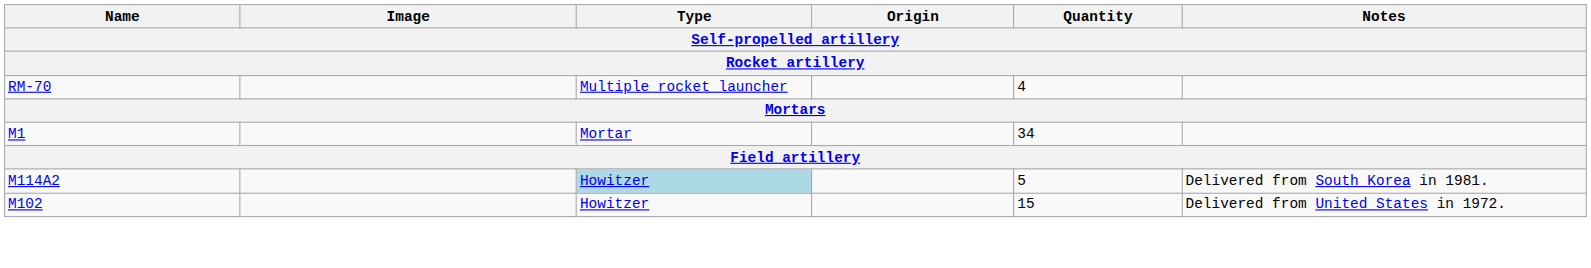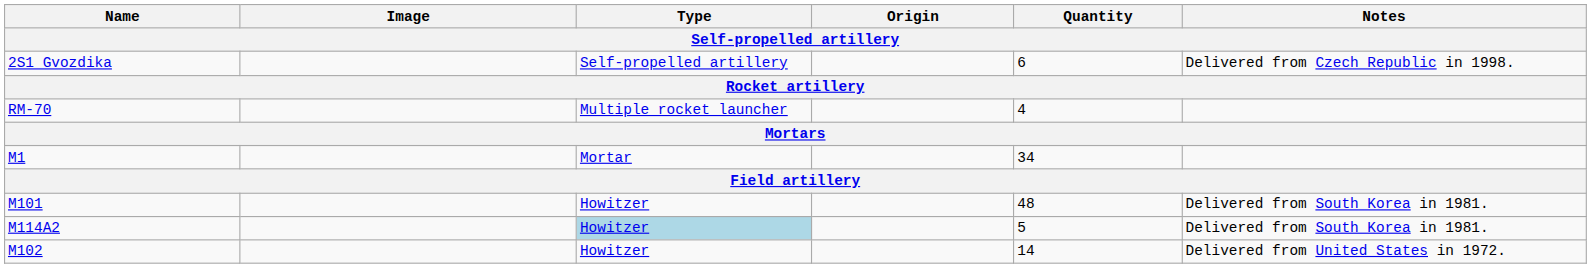+ row: (60, 63)
+ row: (25, 204)
(1026, 204) 15 -> (1026, 251) 14
